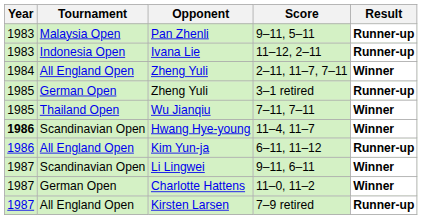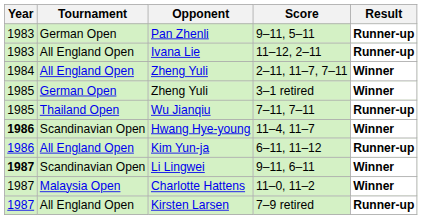(80, 33) Malaysia Open -> (78, 33) German Open
(83, 53) Indonesia Open -> (87, 53) All England Open
(384, 91) Runner-up -> (374, 91) Winner
(374, 110) Winner -> (384, 110) Runner-up
(21, 167) normal -> (21, 167) bold
(78, 186) German Open -> (80, 186) Malaysia Open
